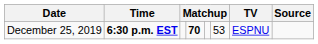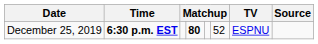(194, 30) 70 -> (194, 30) 80
(219, 30) 53 -> (219, 30) 52
